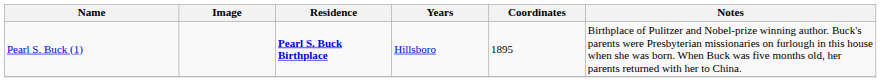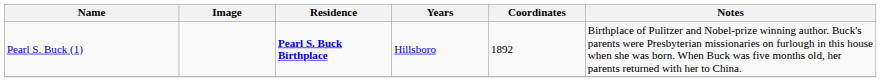(502, 49) 1895 -> (502, 49) 1892
